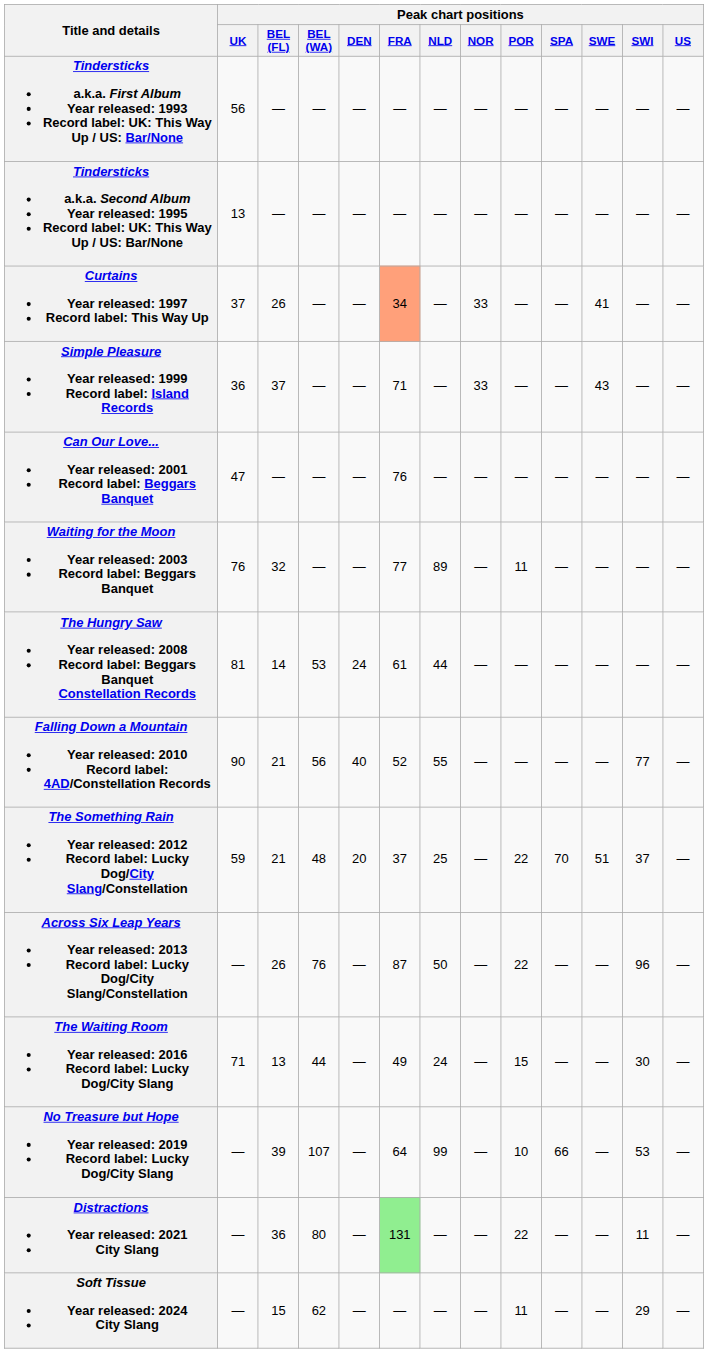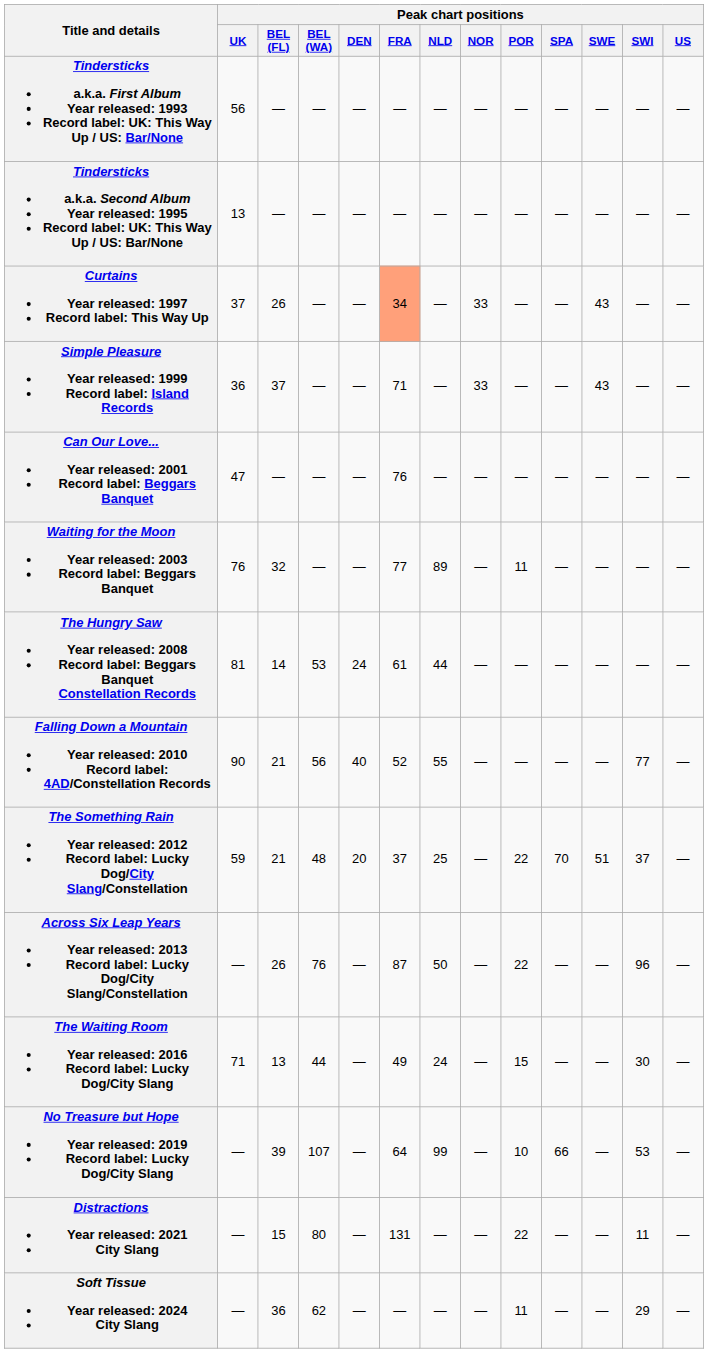(602, 303) 41 -> (602, 303) 43
(278, 1235) 36 -> (278, 1235) 15
(400, 1235) lightgreen background -> (400, 1235) no background
(278, 1310) 15 -> (278, 1310) 36
